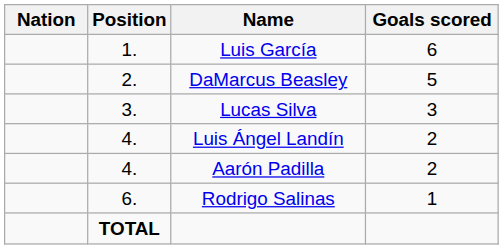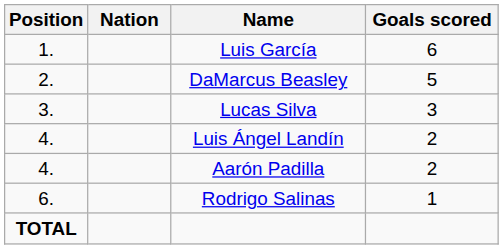columns swapped: (129, 20) <-> (46, 20)
